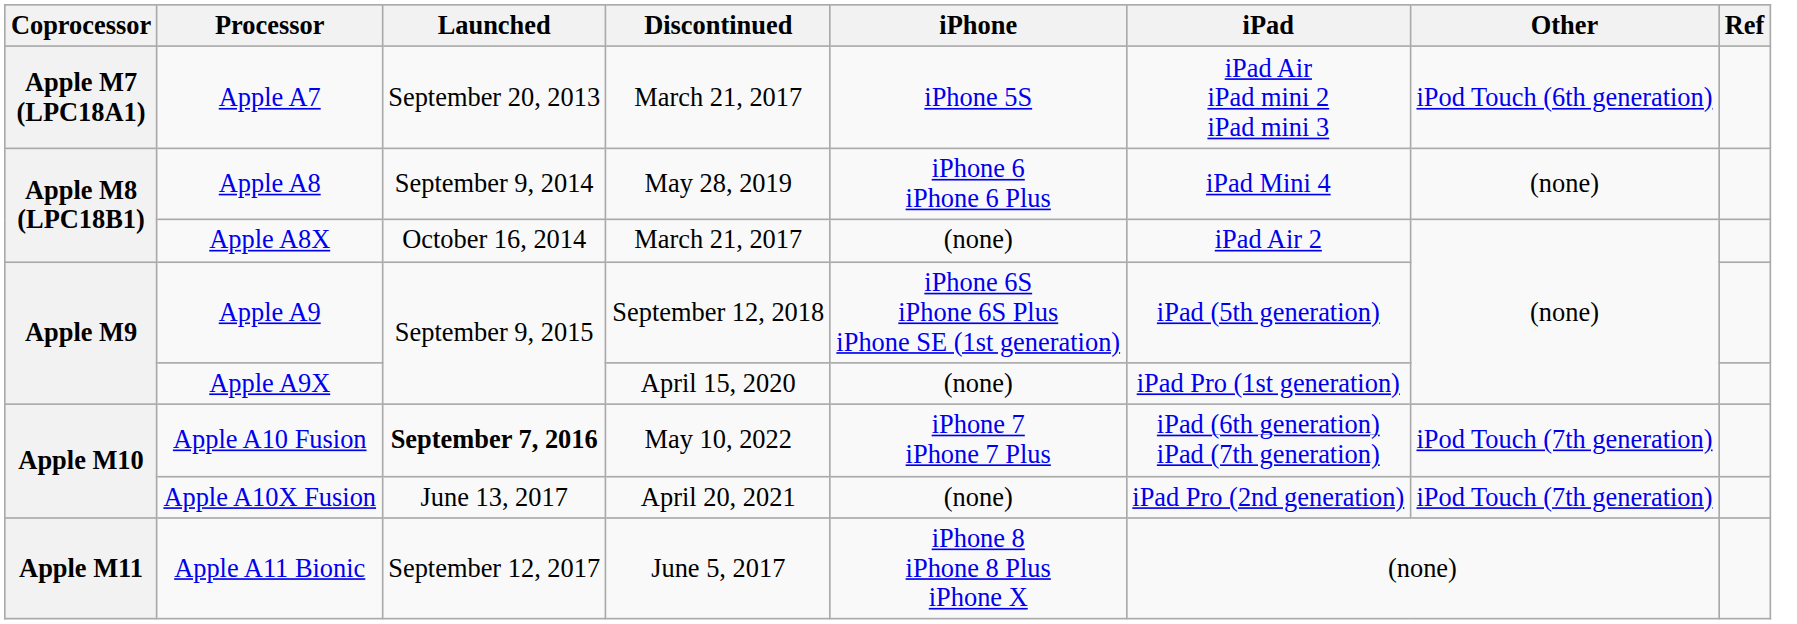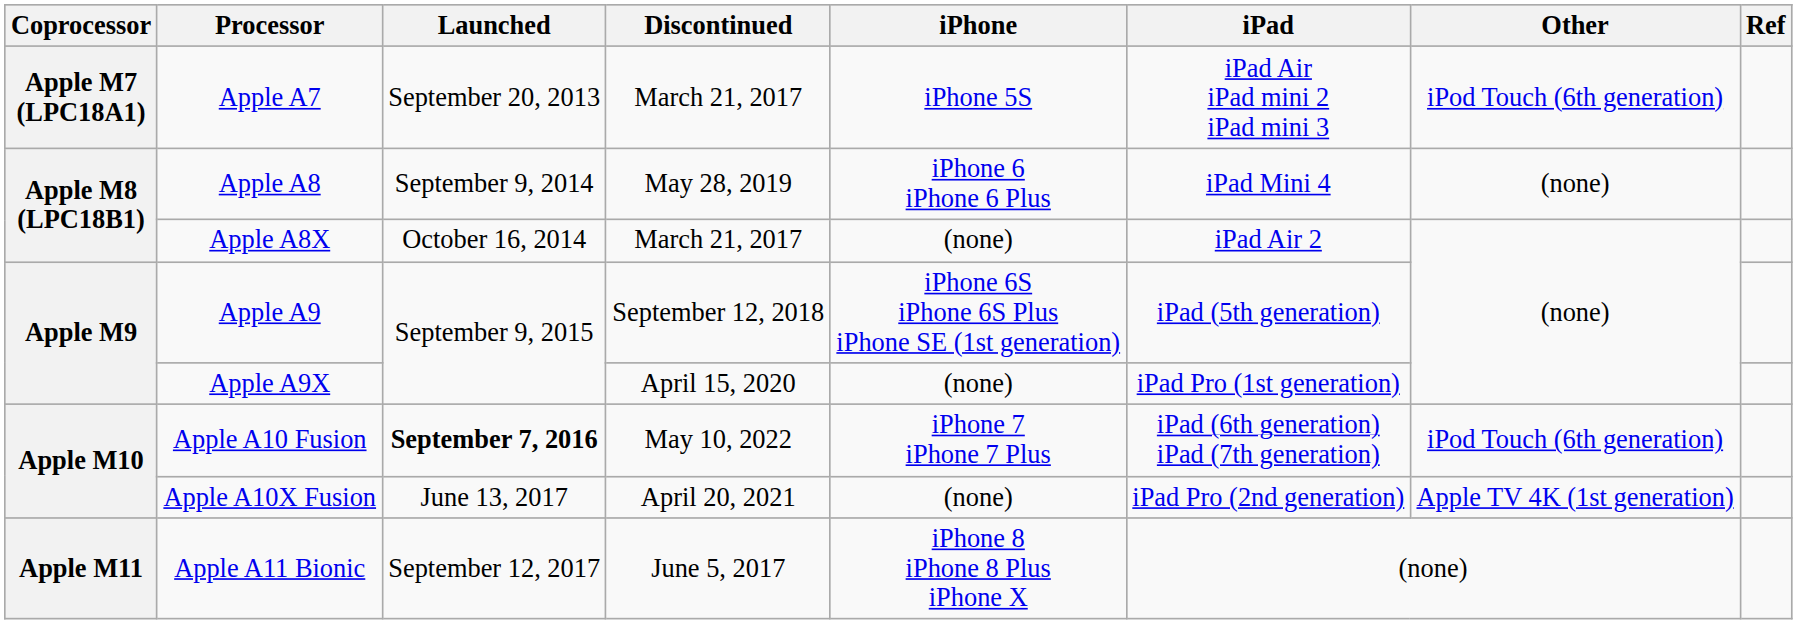(1565, 439) iPod Touch (7th generation) -> (1575, 439) iPod Touch (6th generation)
(1565, 496) iPod Touch (7th generation) -> (1575, 496) Apple TV 4K (1st generation)
